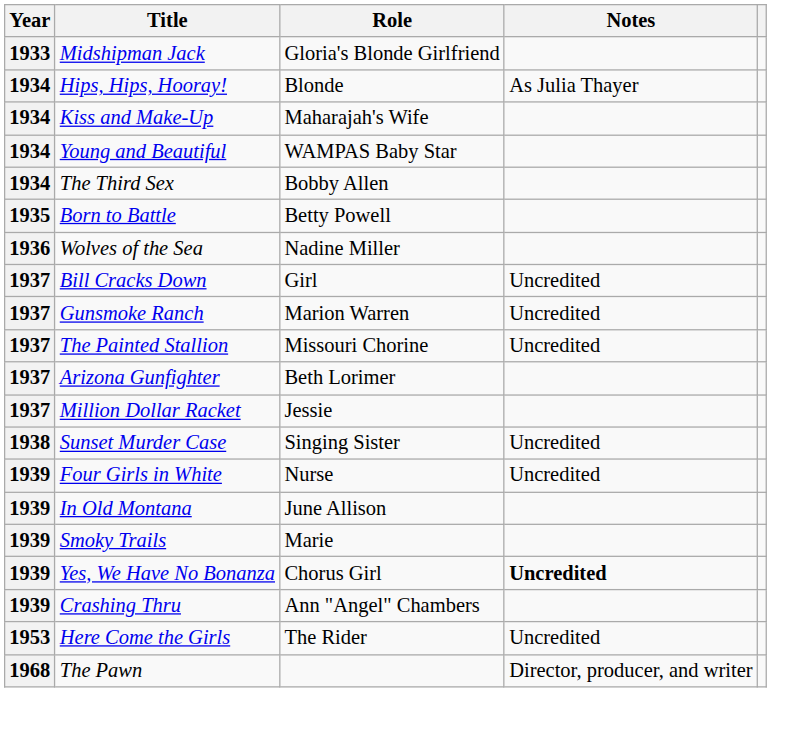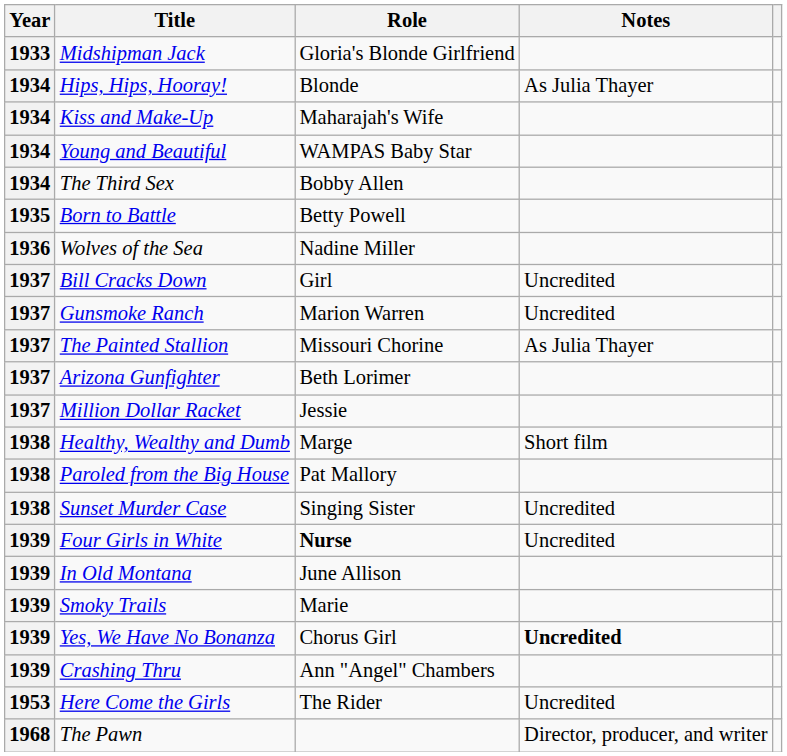(555, 345) Uncredited -> (589, 345) As Julia Thayer
+ row: (175, 442)
+ row: (174, 475)
(309, 475) normal -> (326, 540) bold
